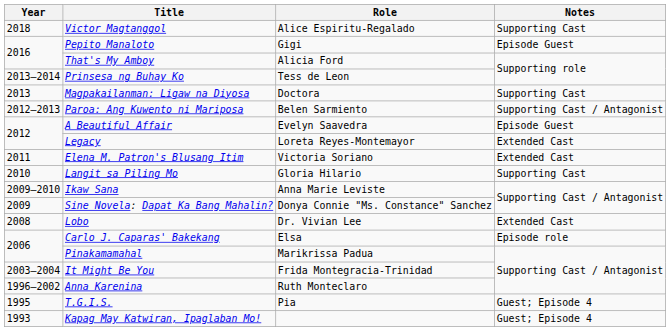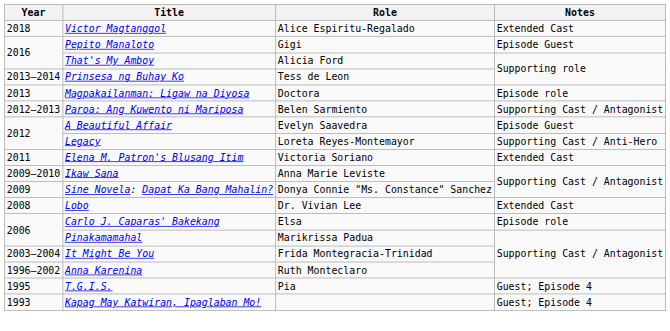(541, 29) Supporting Cast -> (535, 29) Extended Cast
(541, 93) Supporting Cast -> (532, 93) Episode role
(535, 141) Extended Cast -> (577, 141) Supporting Cast / Anti-Hero
- row: (121, 173)
